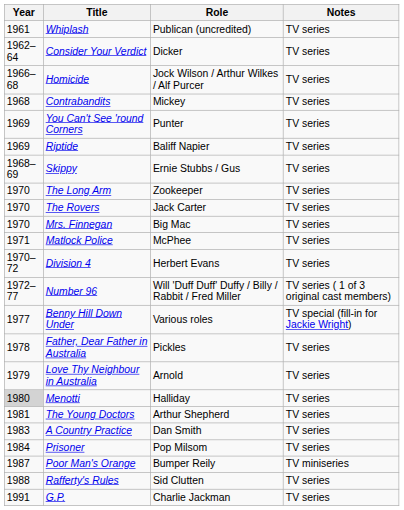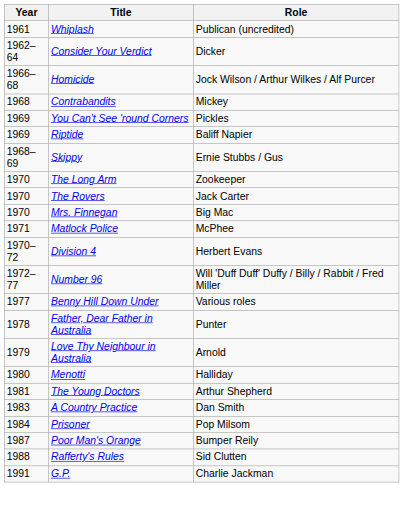- column: (341, 12)
(168, 124) Punter -> (212, 118) Pickles
(169, 347) Pickles -> (211, 324) Punter
(18, 398) lightgrey background -> (18, 375) no background
